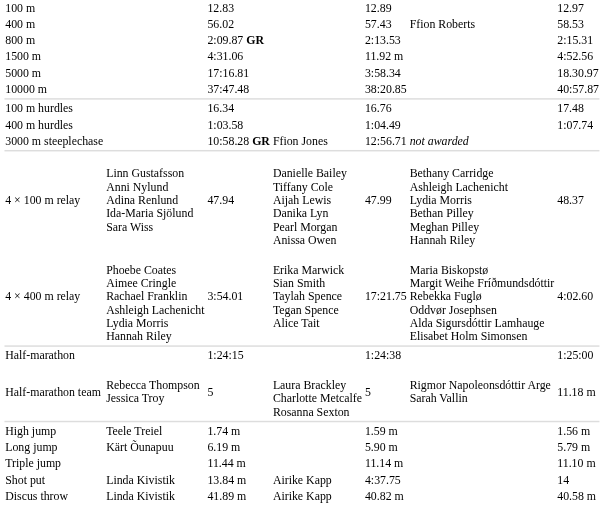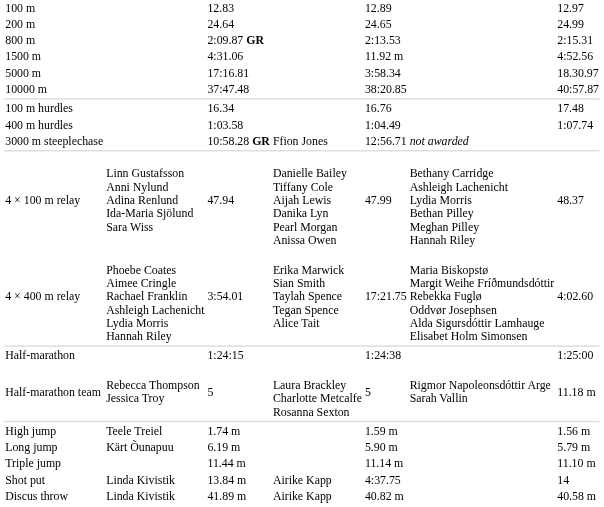+ row: (20, 24)
- row: (20, 24)
